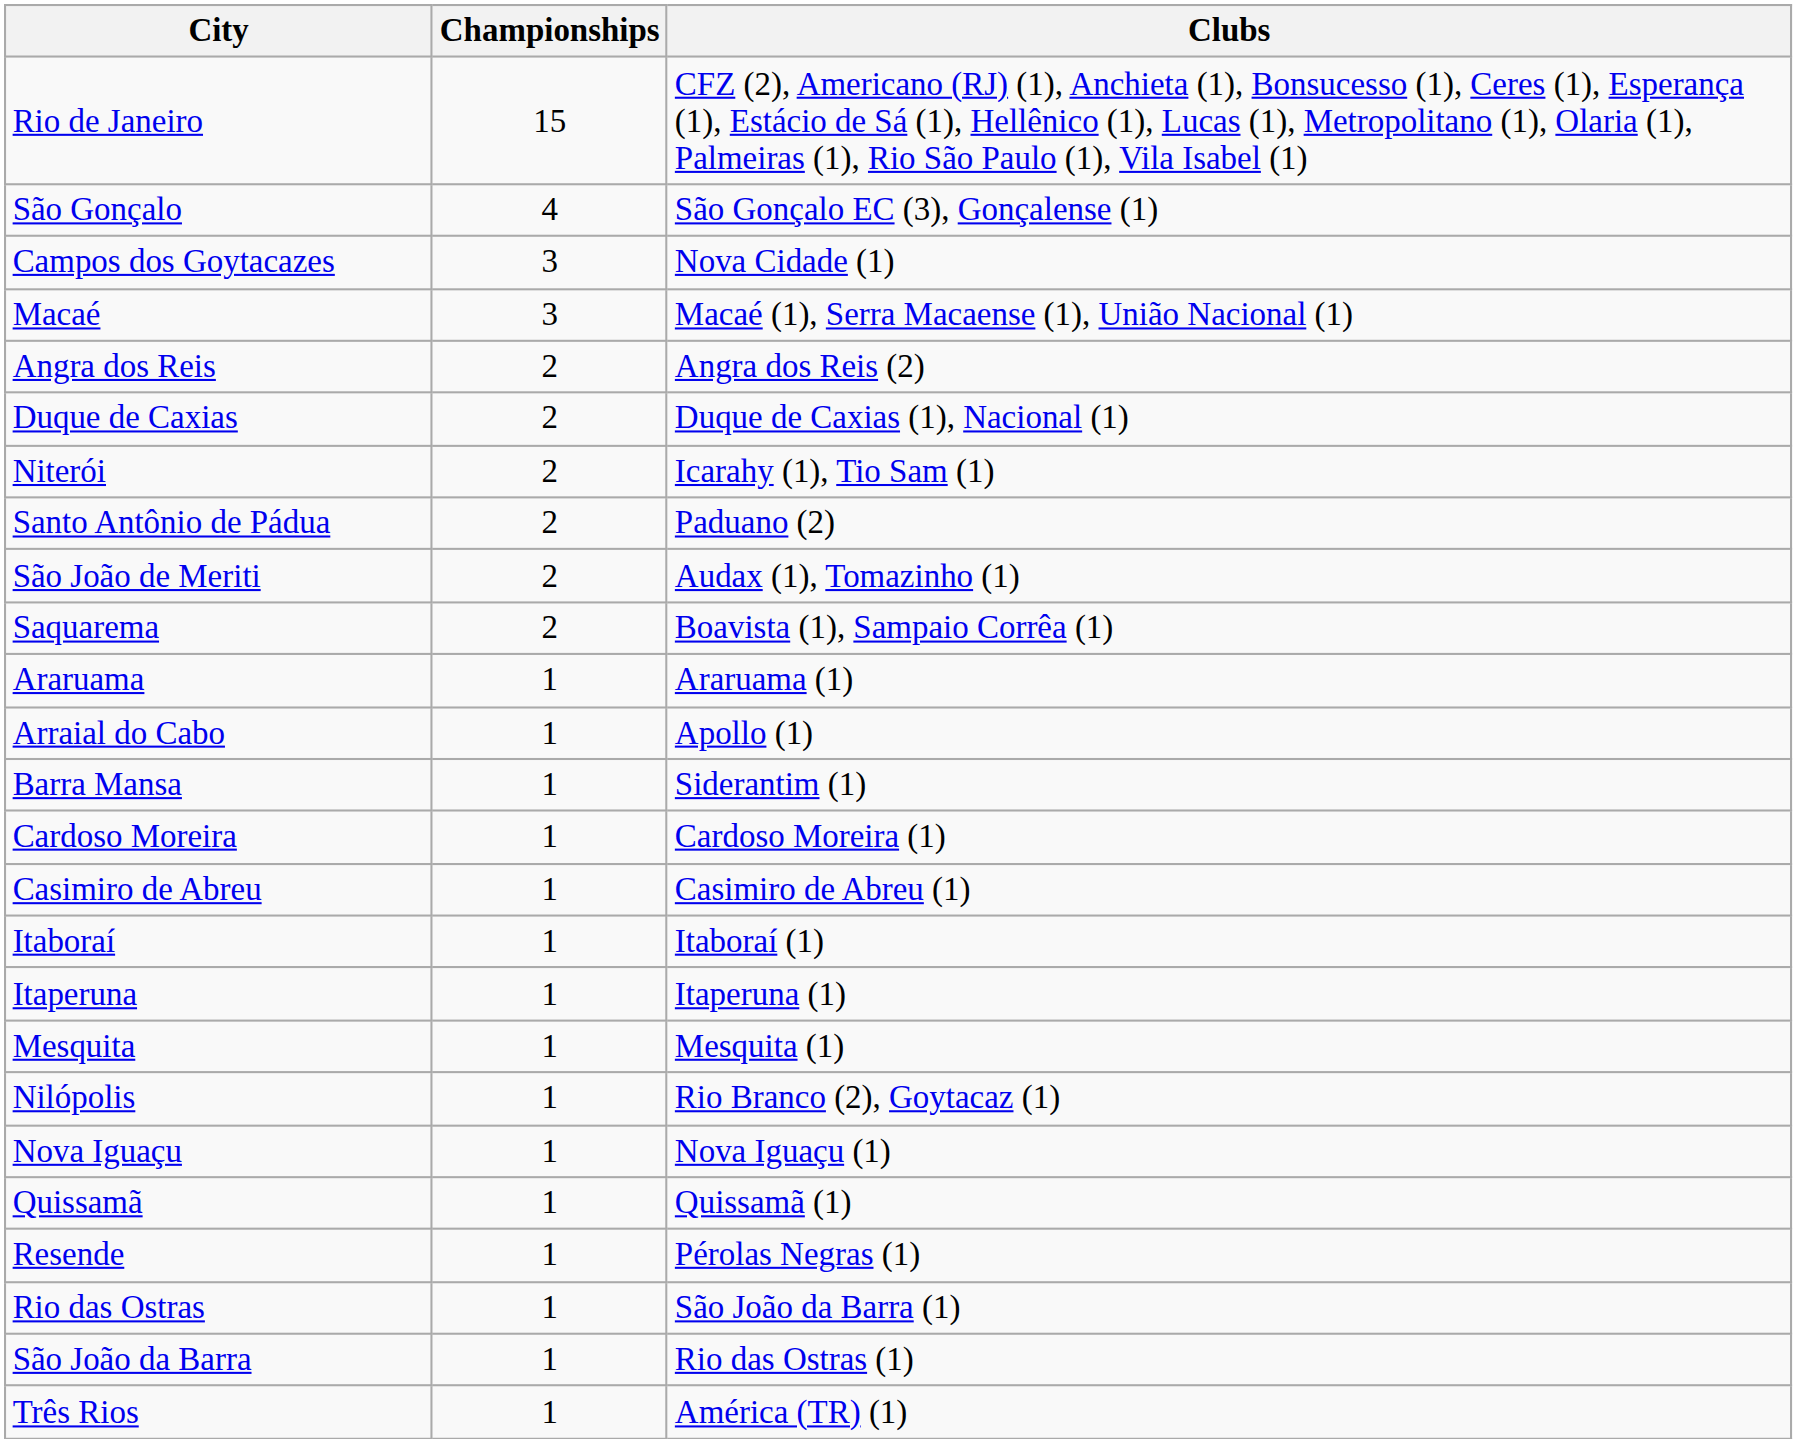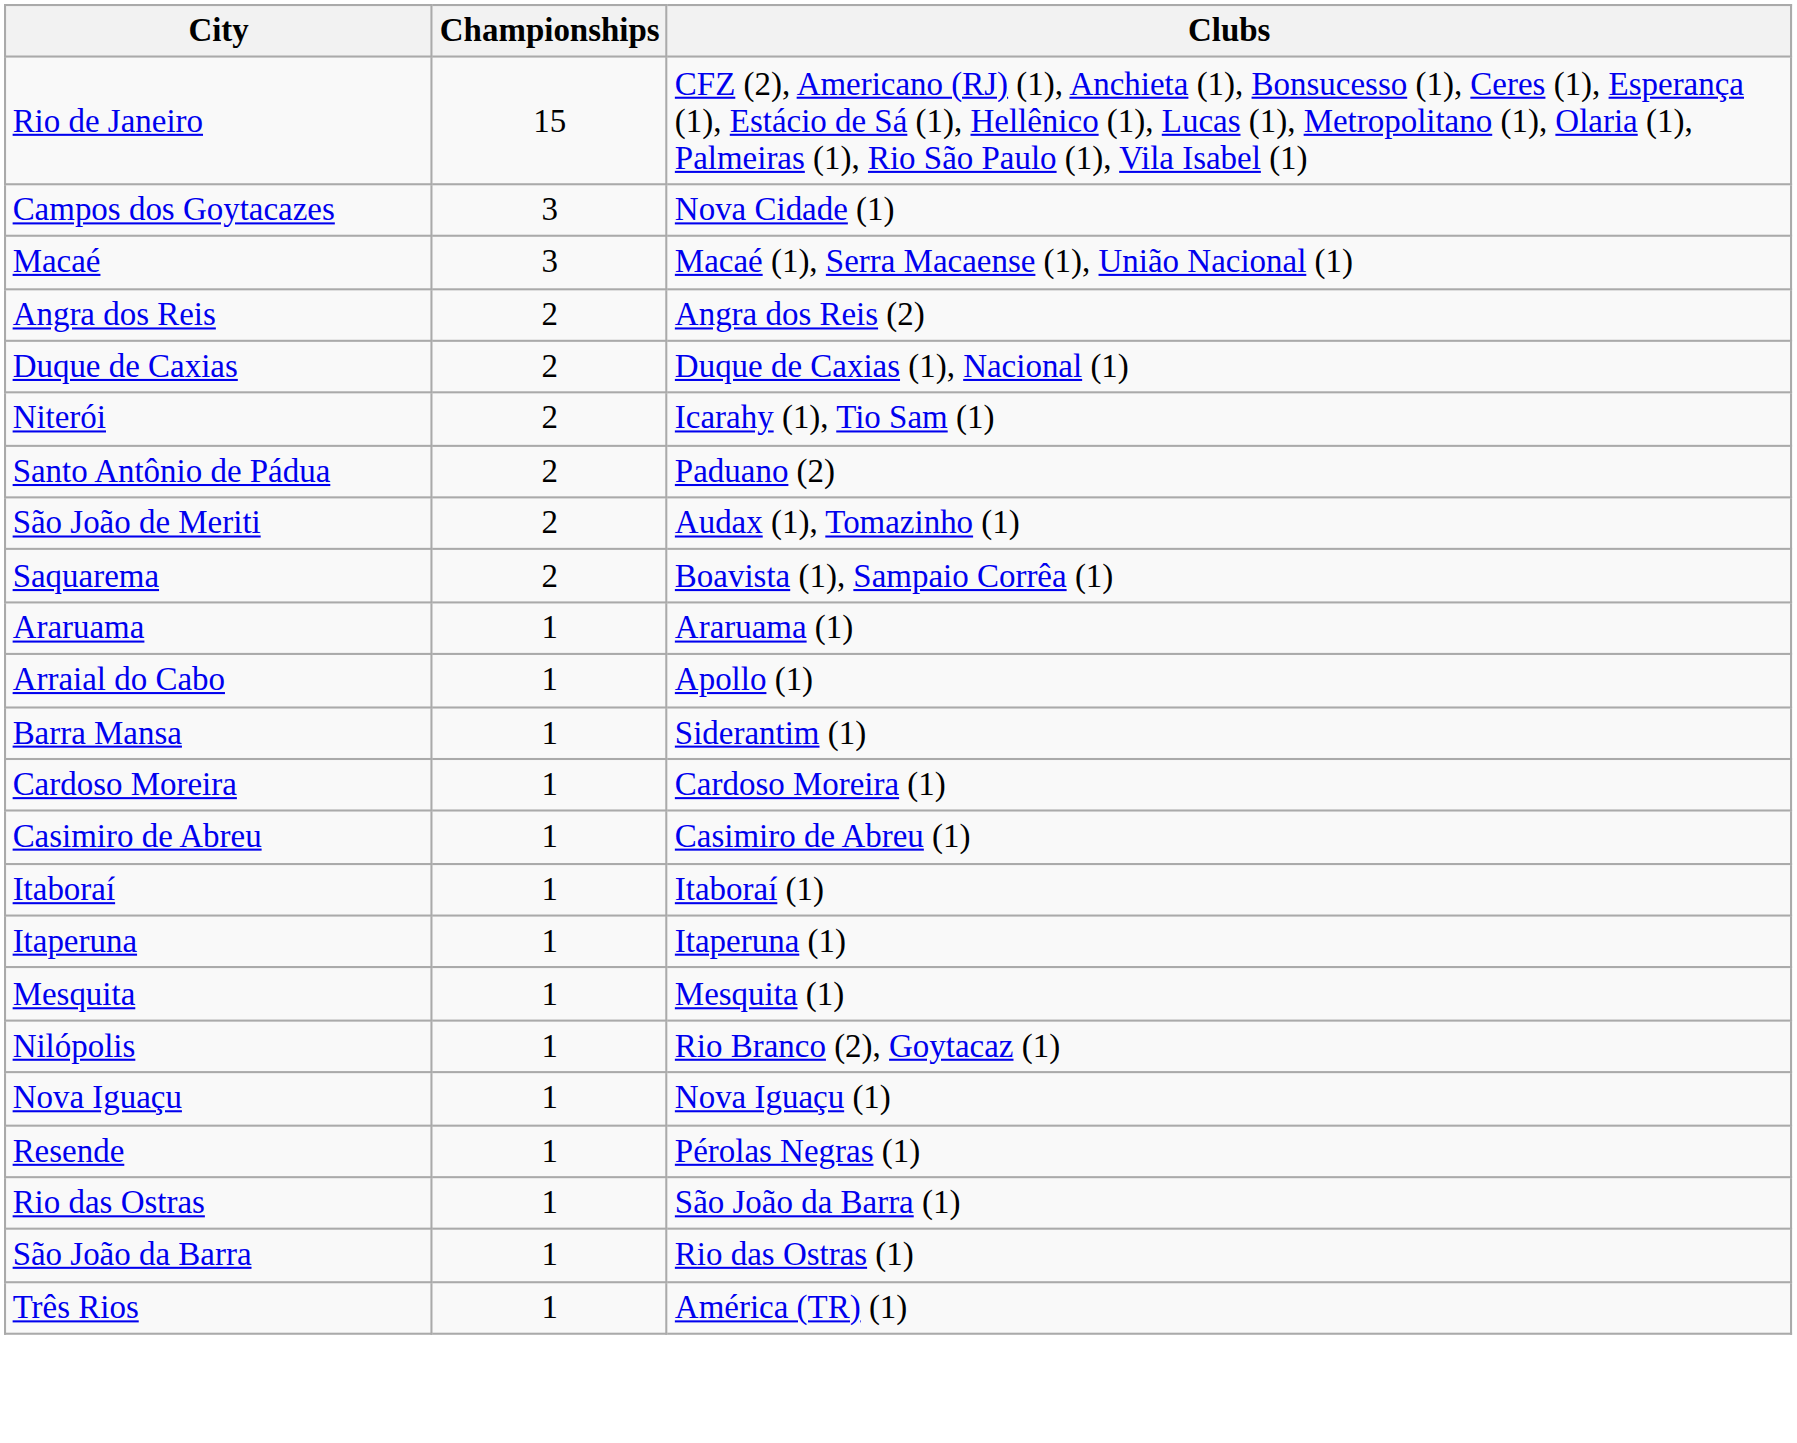- row: (97, 209)
- row: (78, 1202)
